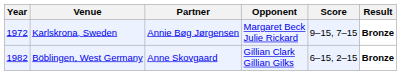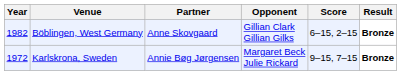rows swapped: (75, 33) <-> (87, 58)
